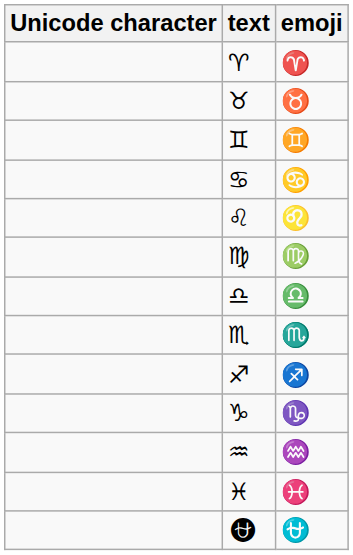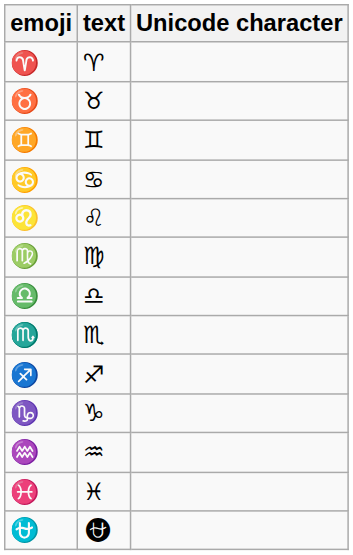columns swapped: (114, 23) <-> (312, 23)
